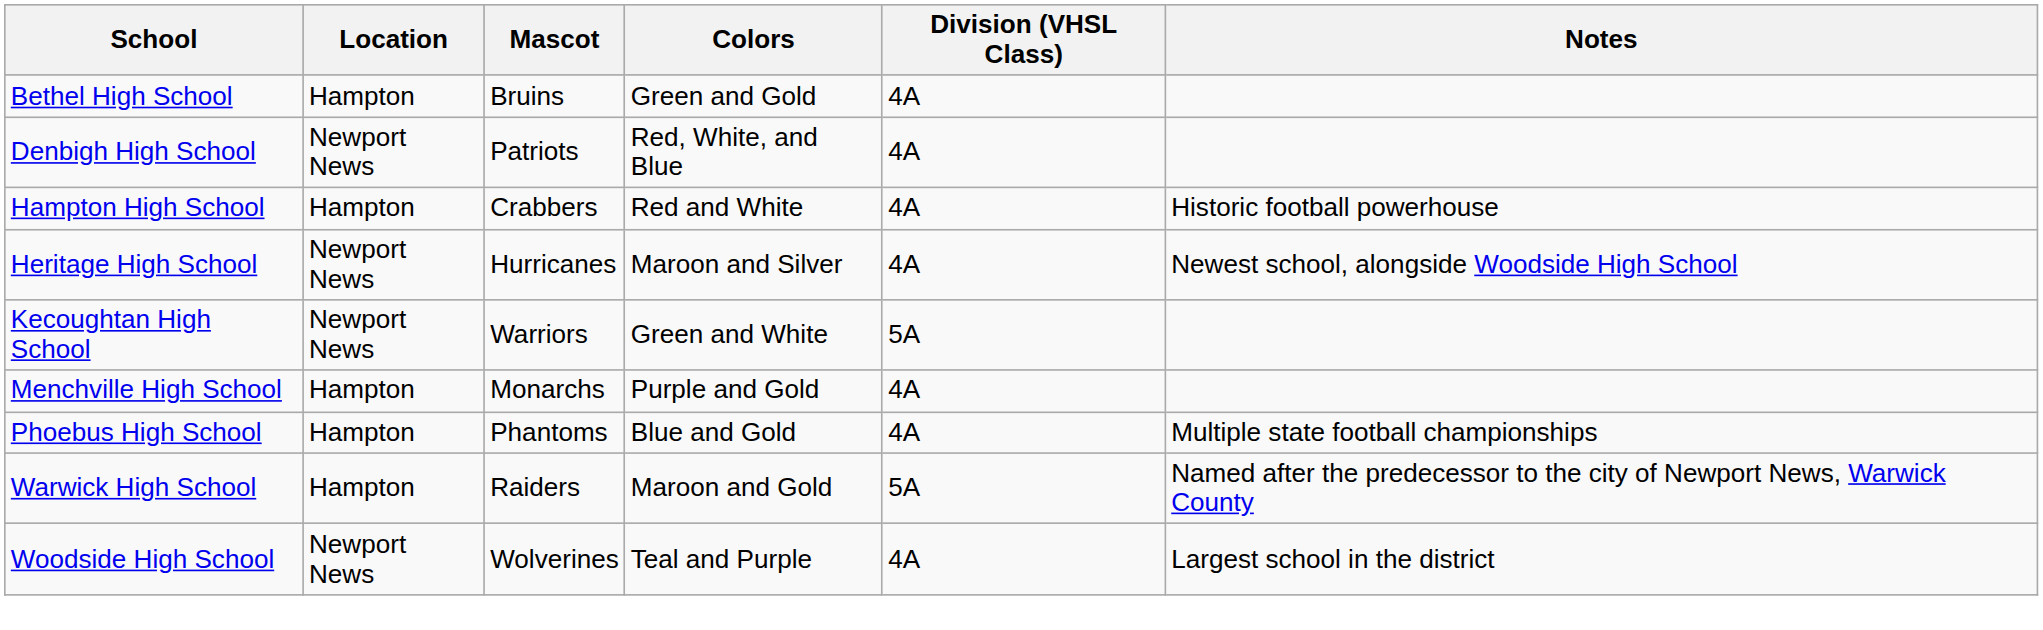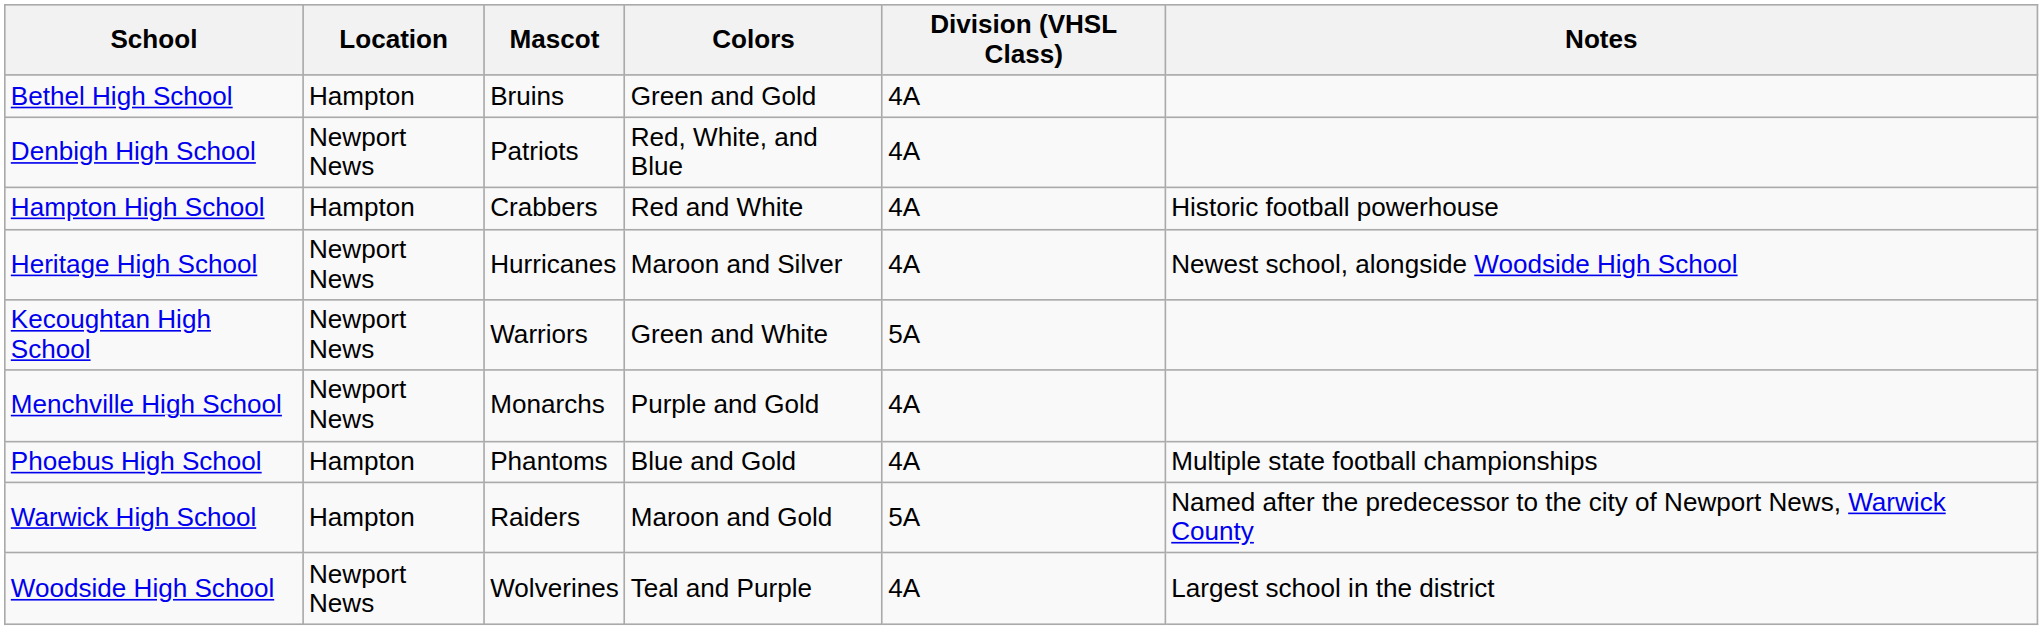(362, 390) Hampton -> (358, 405) Newport News
